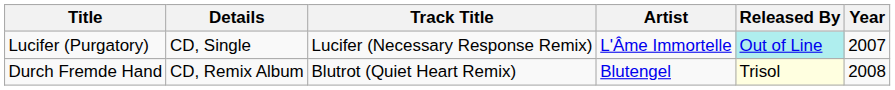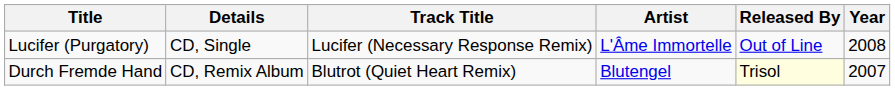(781, 44) paleturquoise background -> (781, 44) no background
(867, 44) 2007 -> (867, 44) 2008
(867, 71) 2008 -> (867, 71) 2007
